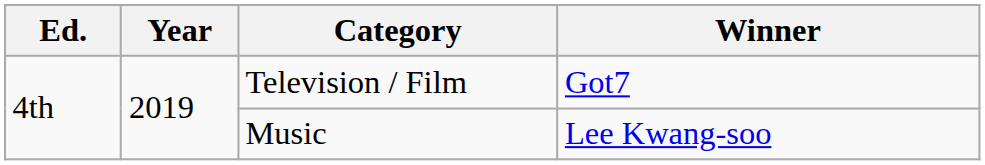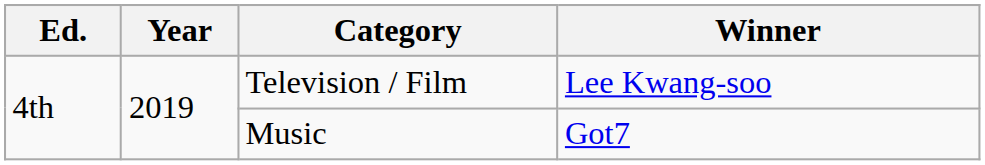(597, 81) Got7 -> (668, 81) Lee Kwang-soo
(668, 133) Lee Kwang-soo -> (597, 133) Got7
